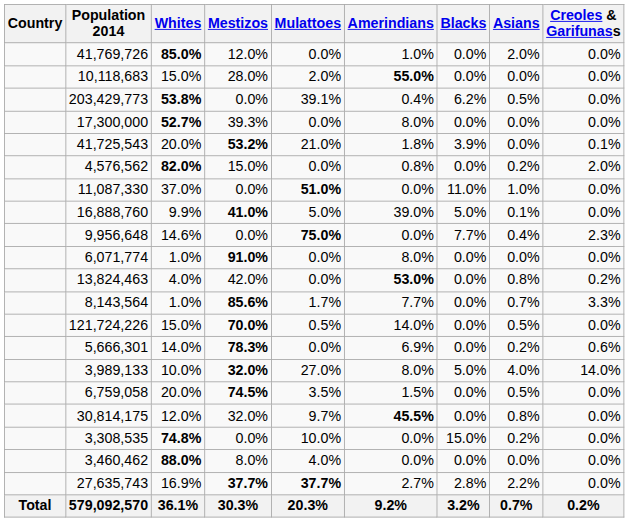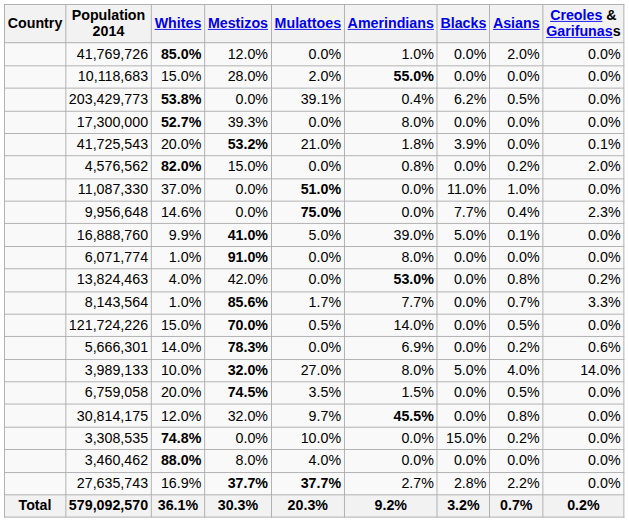rows swapped: (116, 235) <-> (112, 212)
